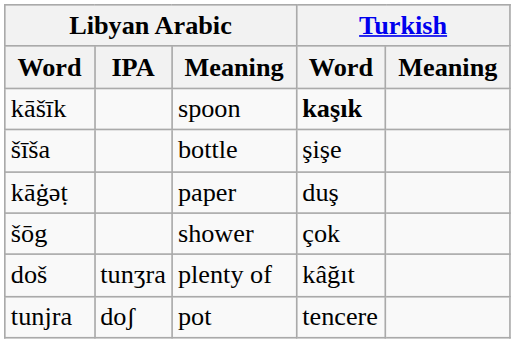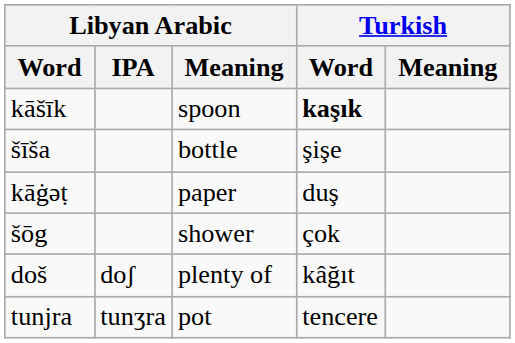(133, 274) tunʒra -> (118, 274) doʃ
(118, 316) doʃ -> (133, 316) tunʒra
